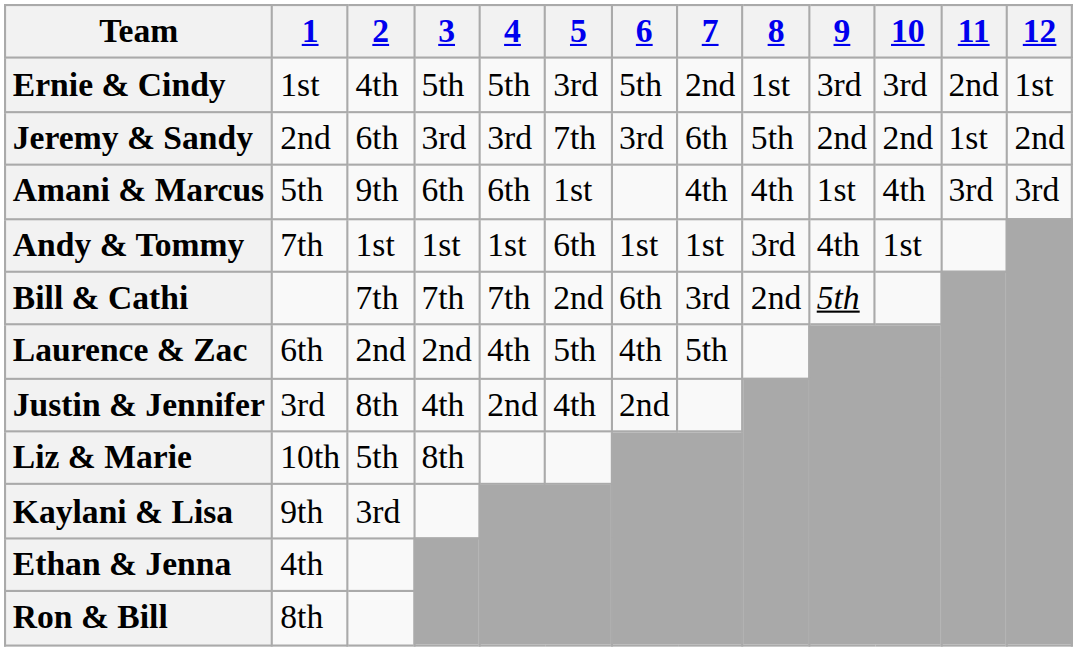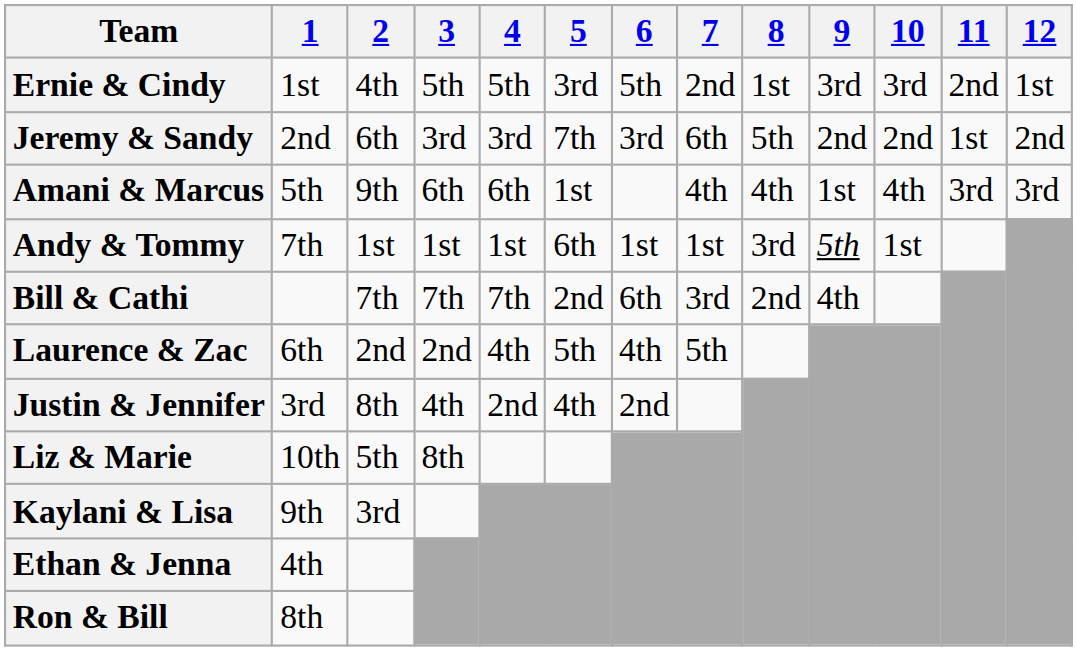(838, 244) 4th -> (838, 244) 5th
(838, 297) 5th -> (838, 297) 4th
